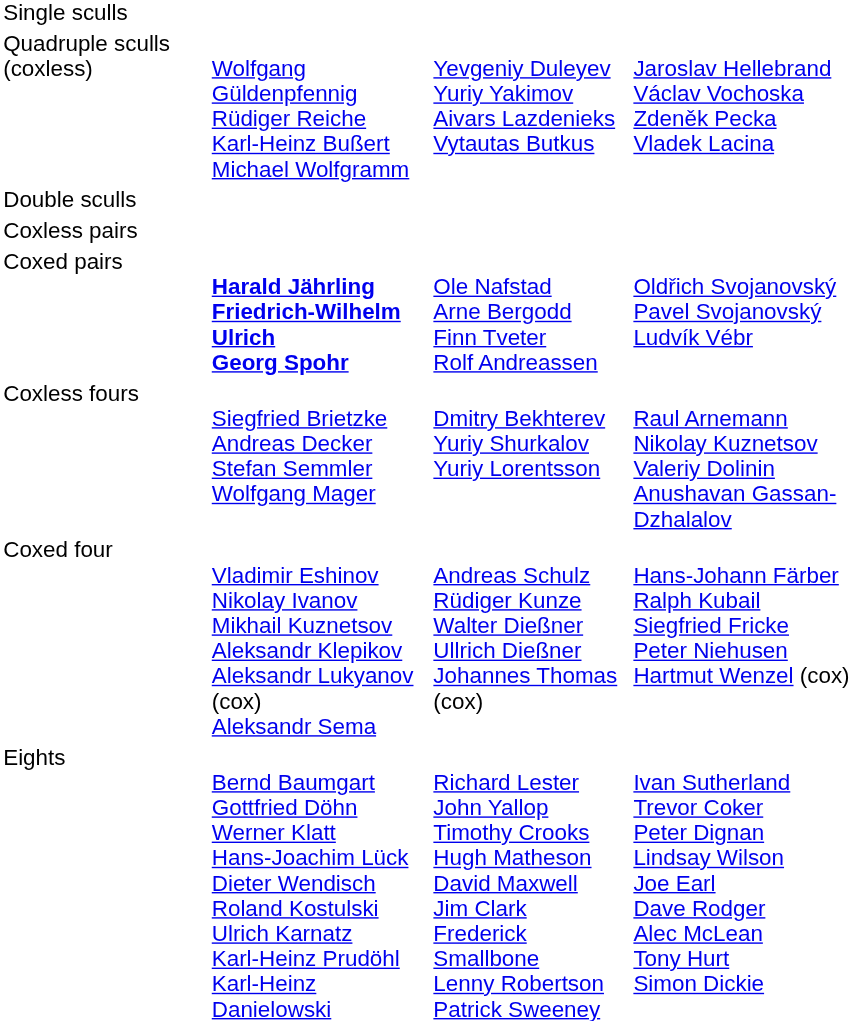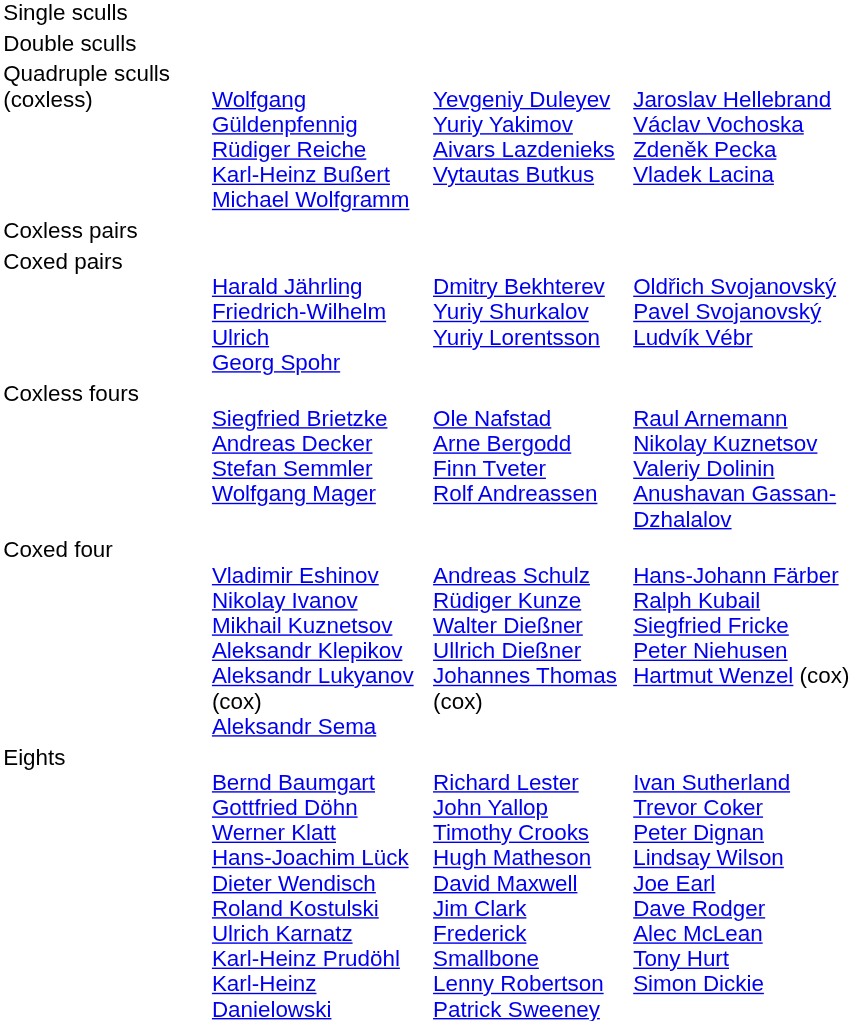rows swapped: (70, 200) <-> (87, 56)
(306, 324) bold -> (299, 324) normal
(516, 324) Ole Nafstad Arne Bergodd Finn Tveter Rolf Andreassen -> (519, 312) Dmitry Bekhterev Yuriy Shurkalov Yuriy Lorentsson
(519, 443) Dmitry Bekhterev Yuriy Shurkalov Yuriy Lorentsson -> (515, 456) Ole Nafstad Arne Bergodd Finn Tveter Rolf Andreassen
